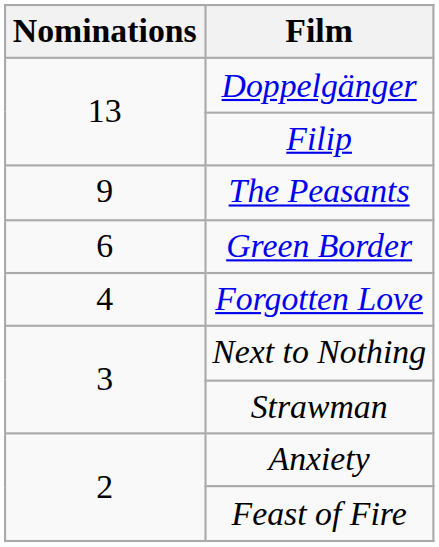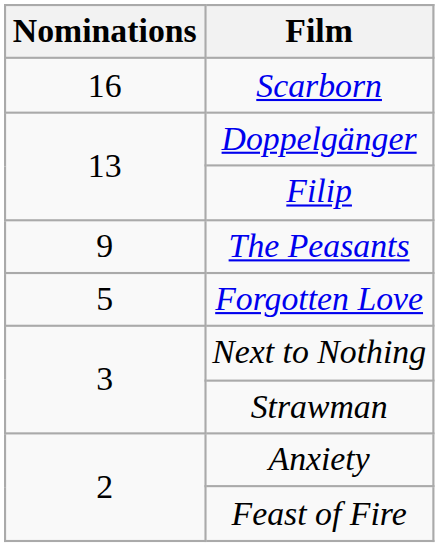+ row: (319, 84)
- row: (319, 245)
(105, 298) 4 -> (105, 298) 5
